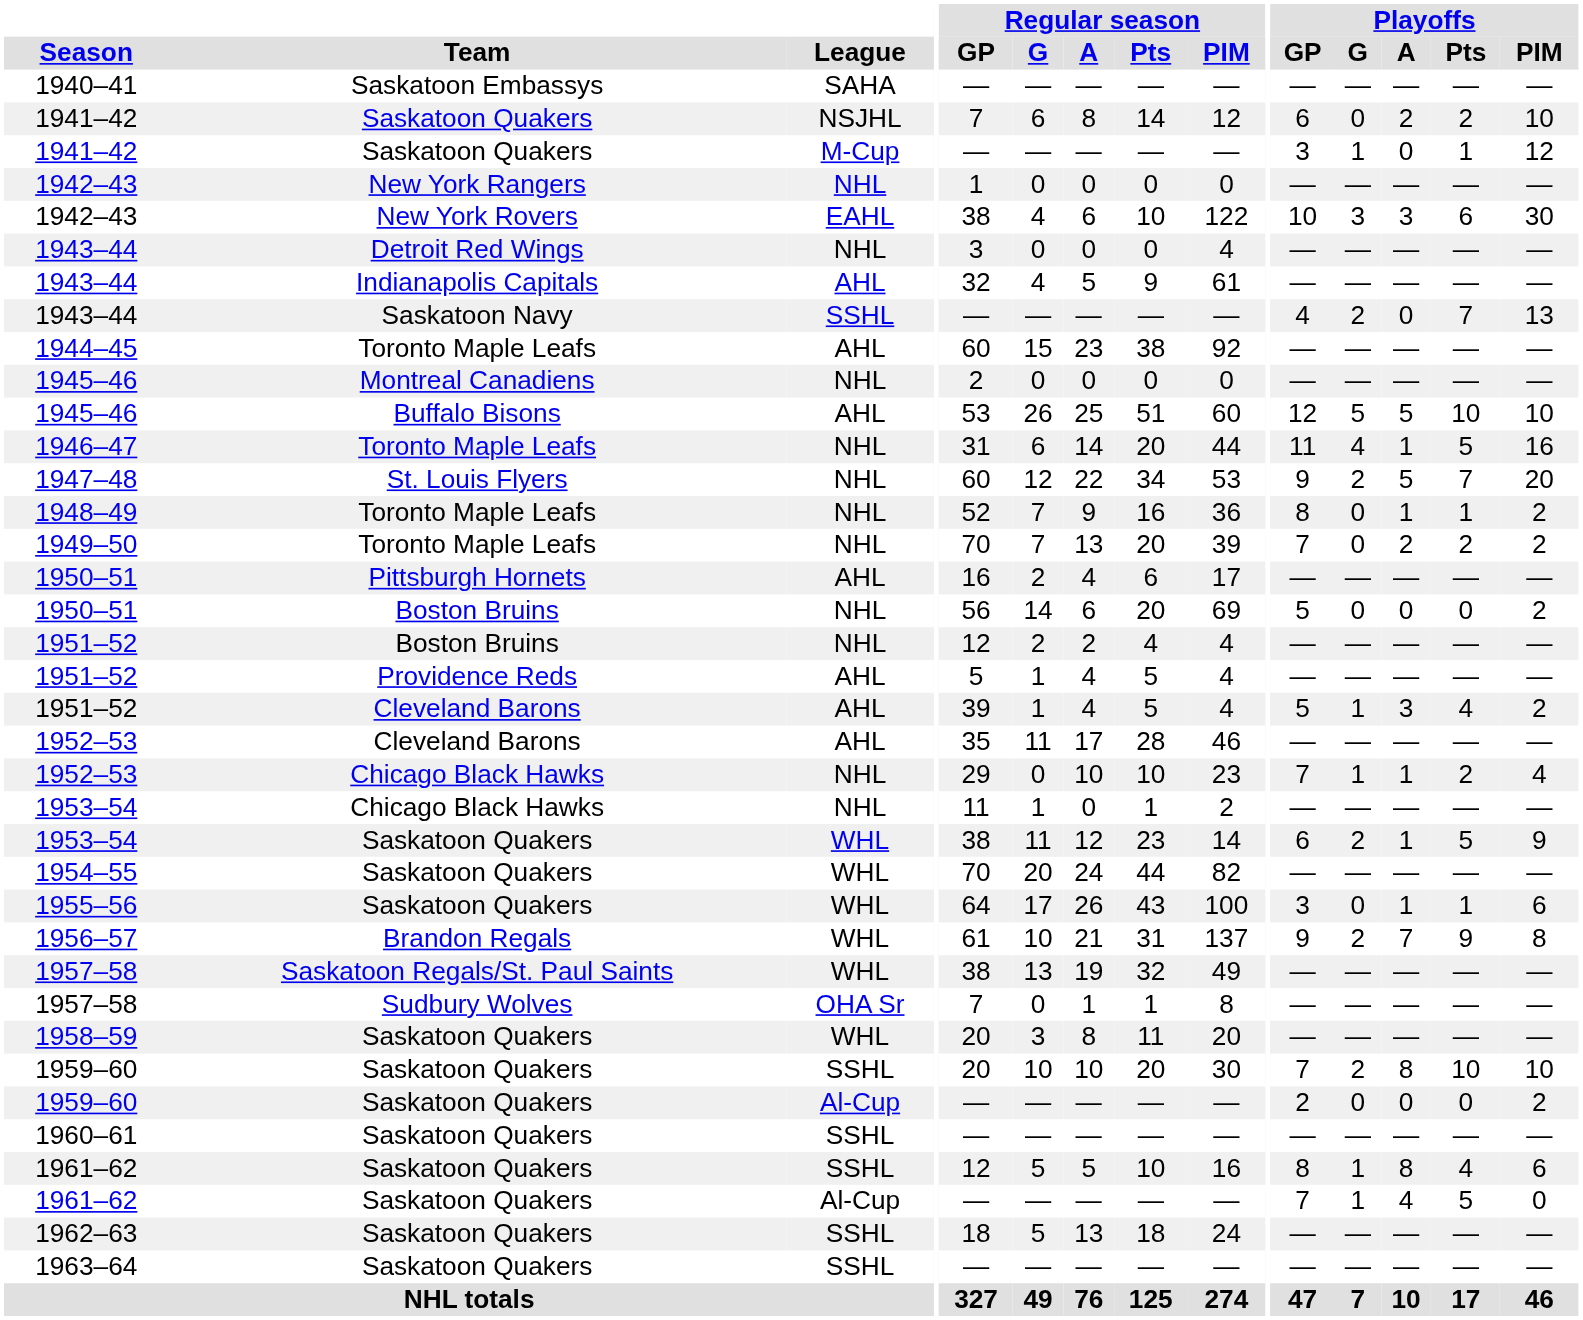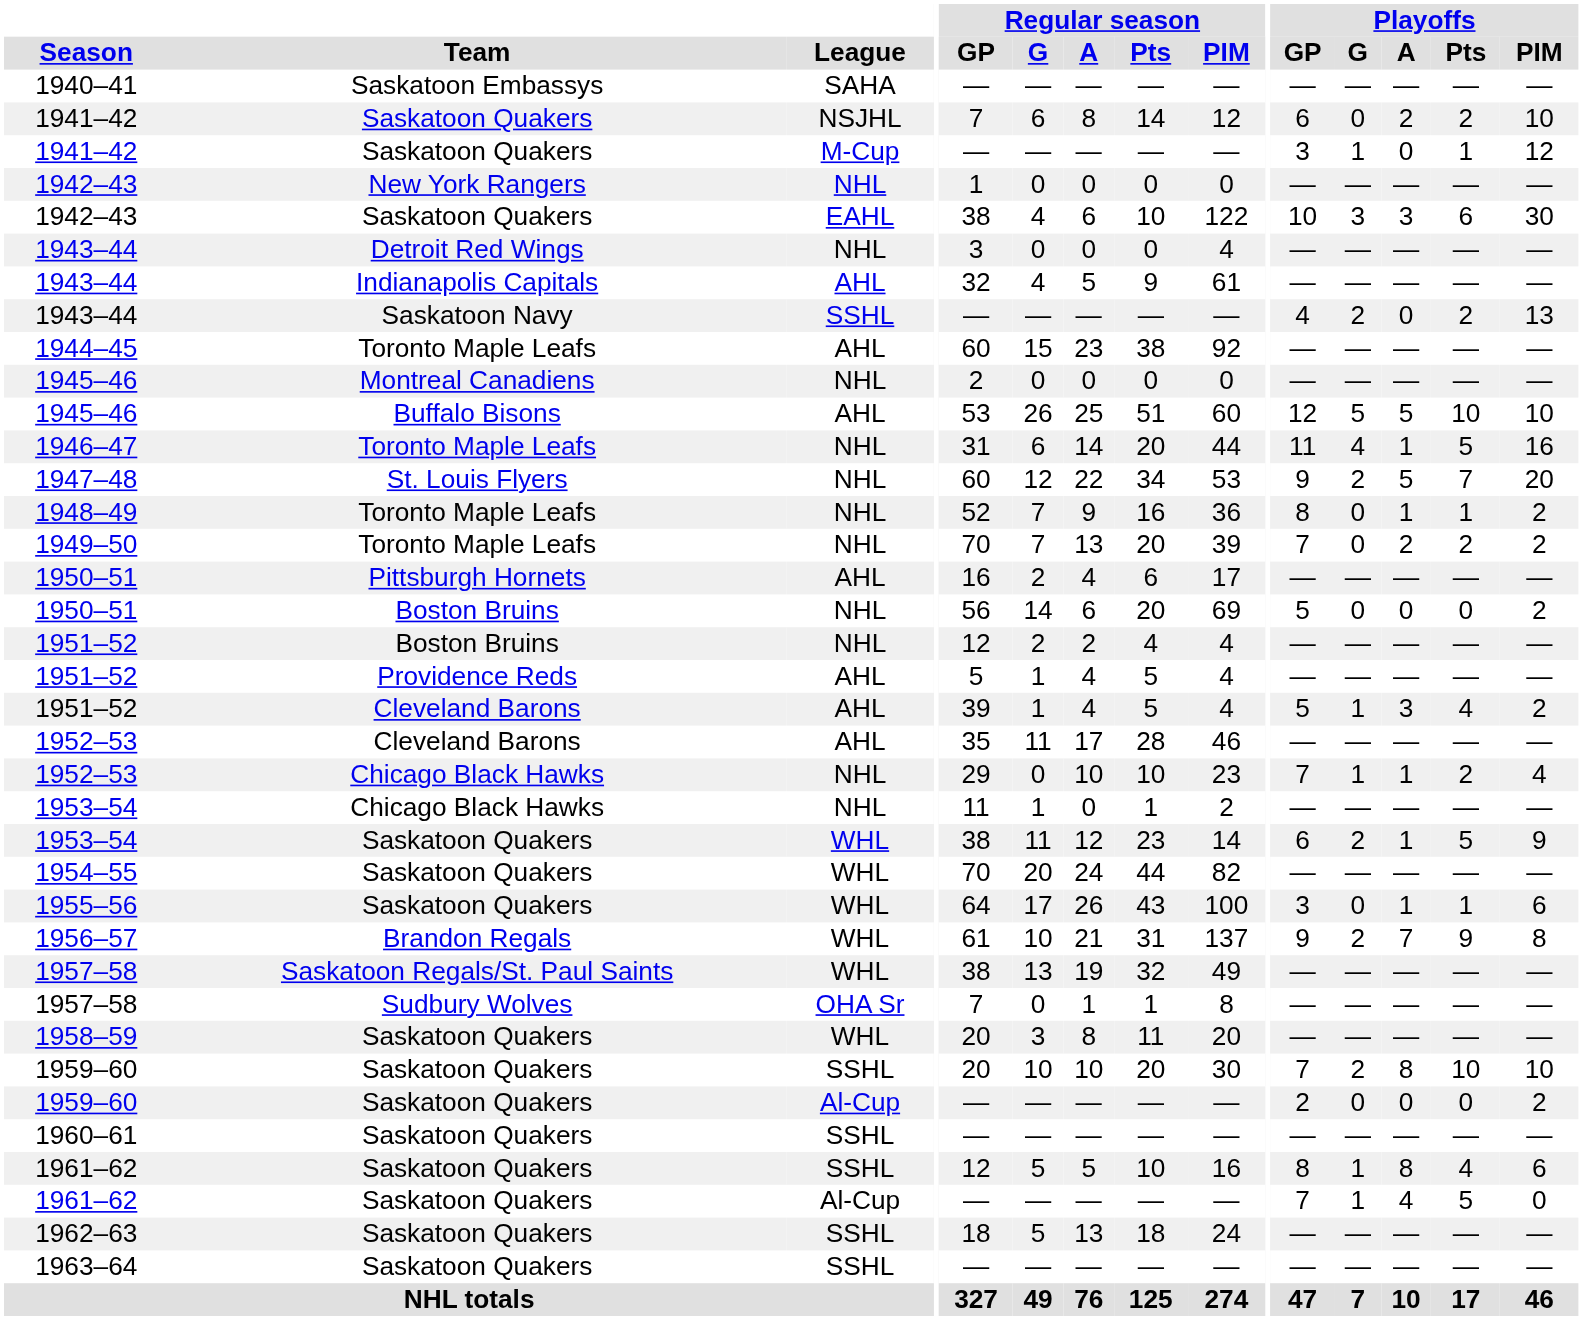(477, 216) New York Rovers -> (477, 216) Saskatoon Quakers
(1466, 315) 7 -> (1466, 315) 2
